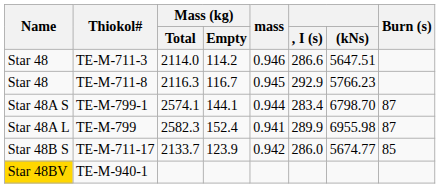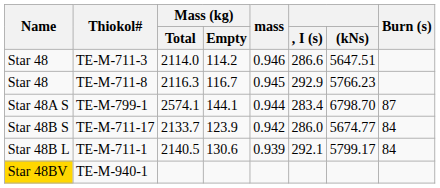- row: (106, 127)
(389, 149) 85 -> (389, 127) 84
+ row: (112, 149)
